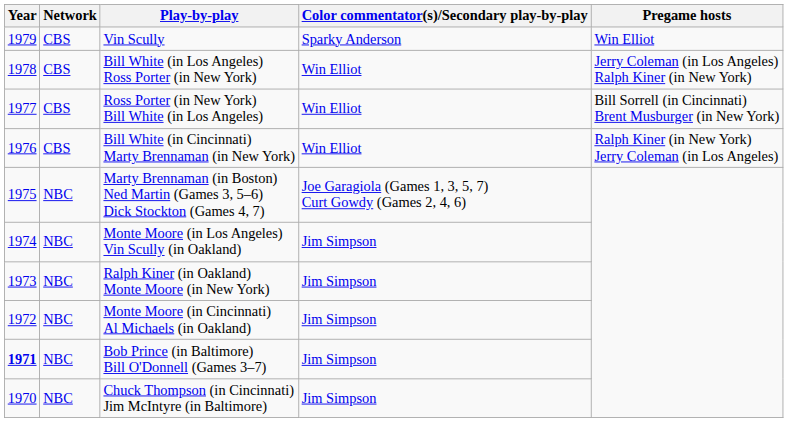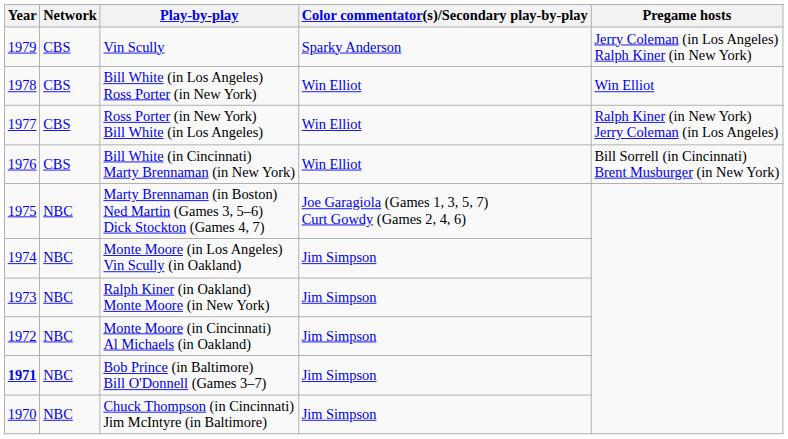(624, 38) Win Elliot -> (686, 46) Jerry Coleman (in Los Angeles) Ralph Kiner (in New York)
(686, 69) Jerry Coleman (in Los Angeles) Ralph Kiner (in New York) -> (624, 85) Win Elliot
(687, 108) Bill Sorrell (in Cincinnati) Brent Musburger (in New York) -> (686, 124) Ralph Kiner (in New York) Jerry Coleman (in Los Angeles)
(686, 147) Ralph Kiner (in New York) Jerry Coleman (in Los Angeles) -> (687, 163) Bill Sorrell (in Cincinnati) Brent Musburger (in New York)
